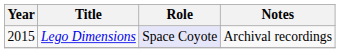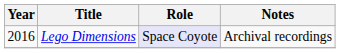(21, 36) 2015 -> (21, 36) 2016
